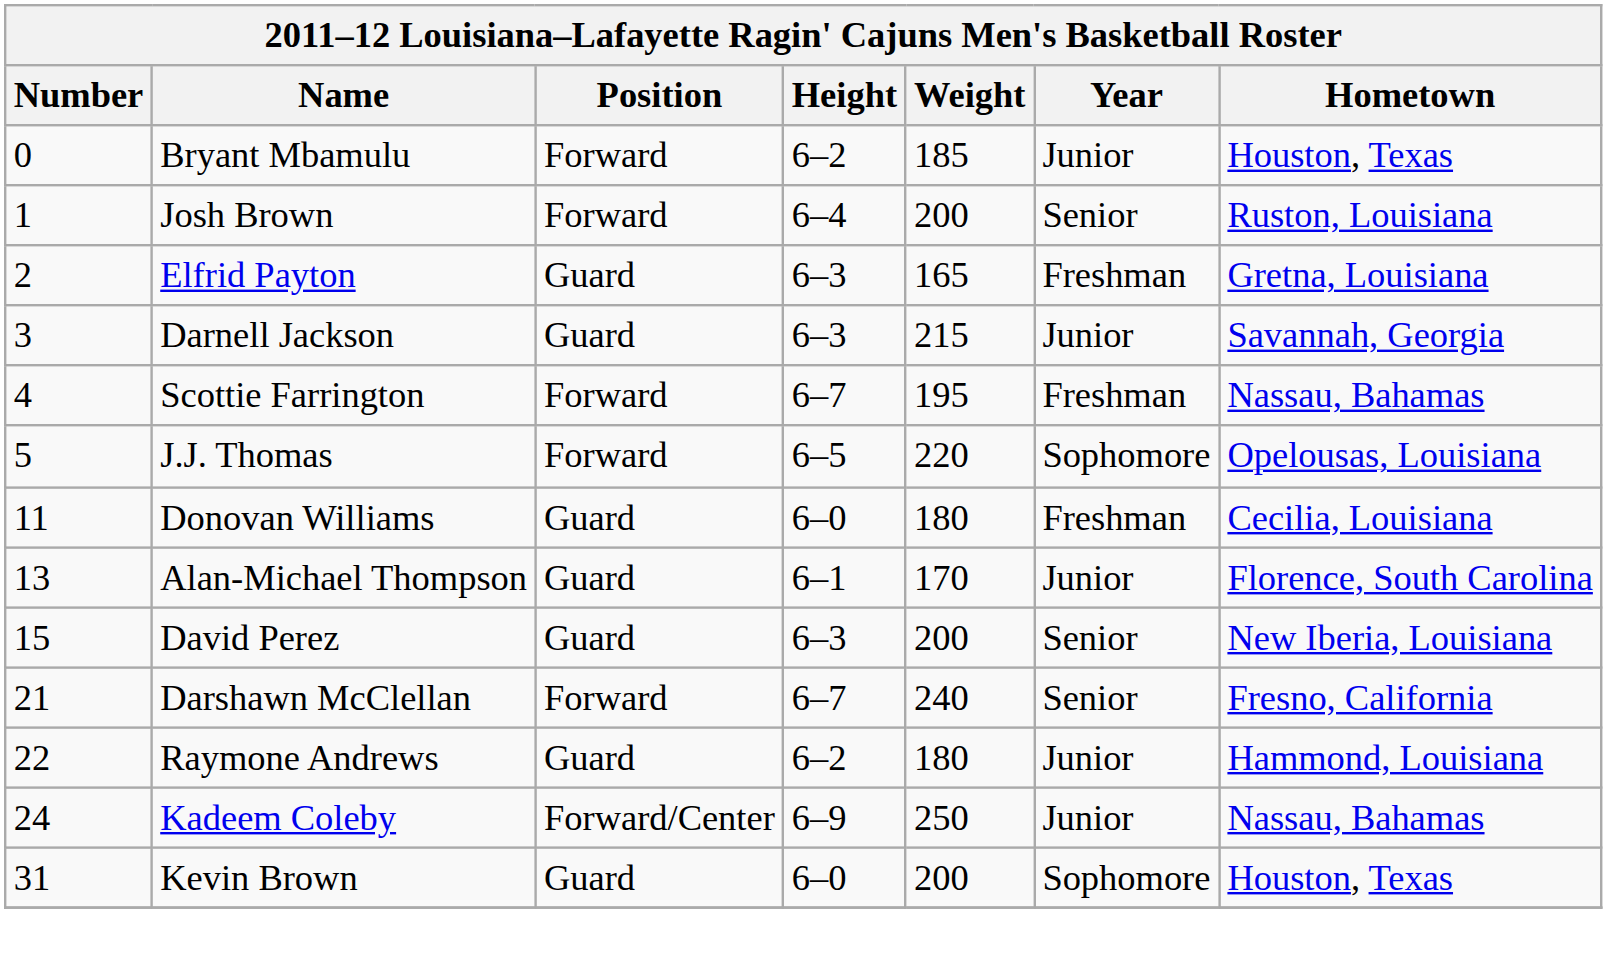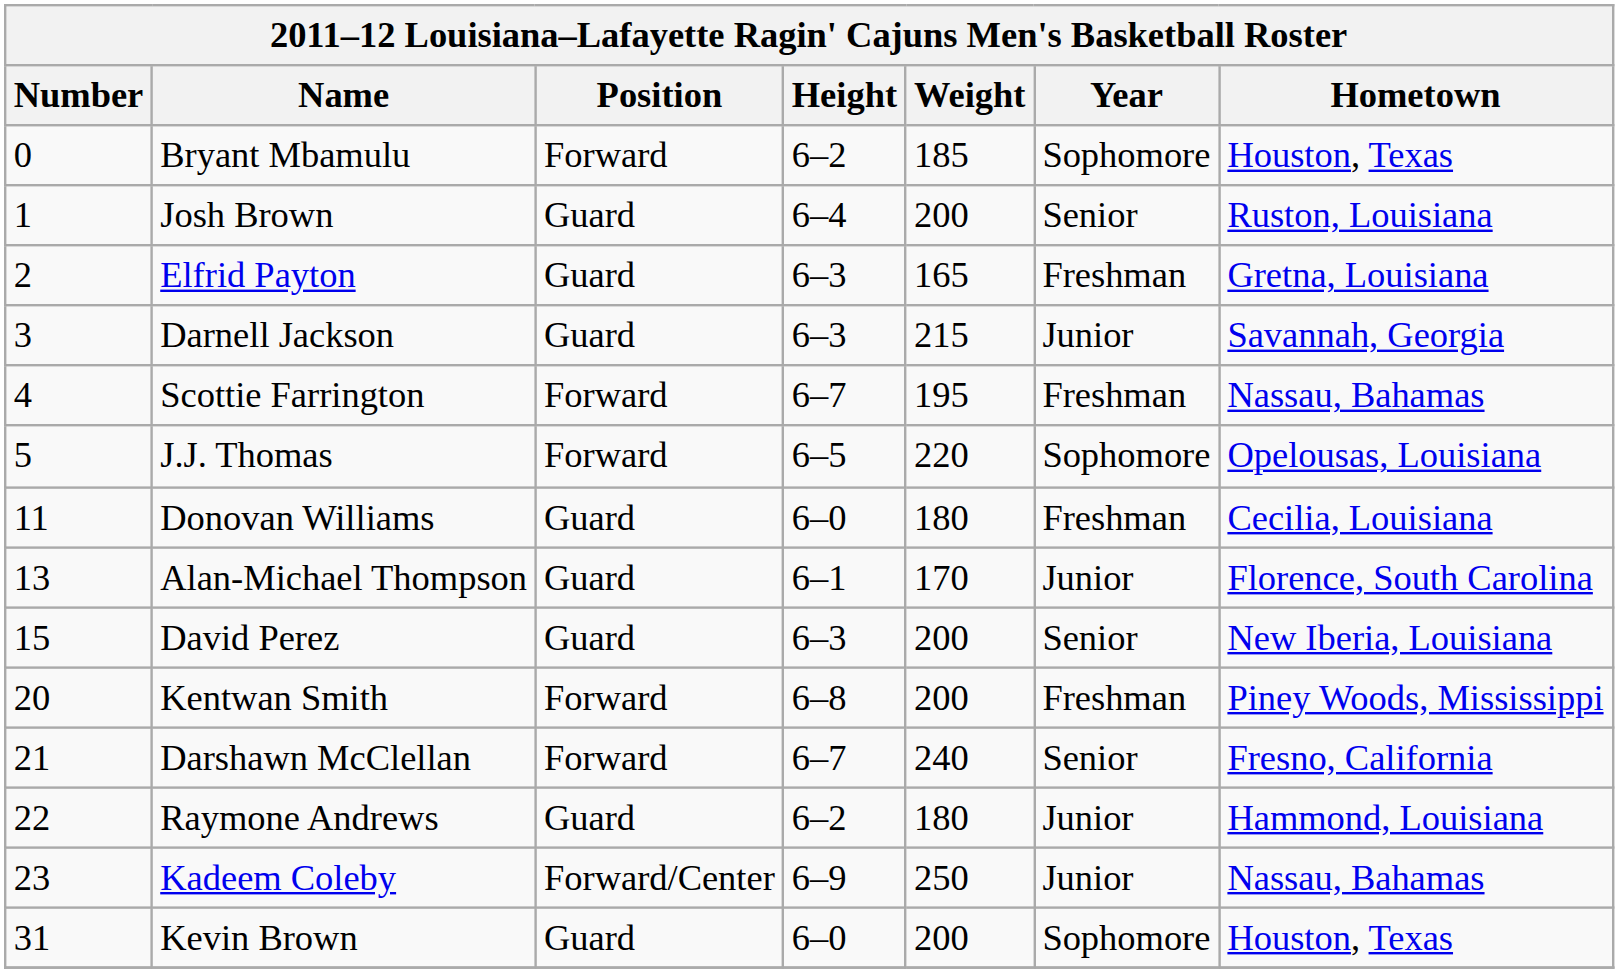(1088, 155) Junior -> (1126, 155) Sophomore
(606, 215) Forward -> (590, 215) Guard
+ row: (274, 696)
(32, 816) 24 -> (32, 876) 23
